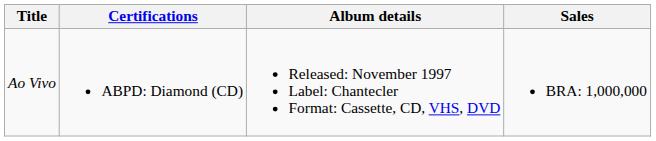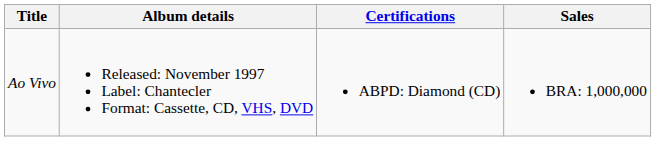columns swapped: (375, 16) <-> (153, 16)
